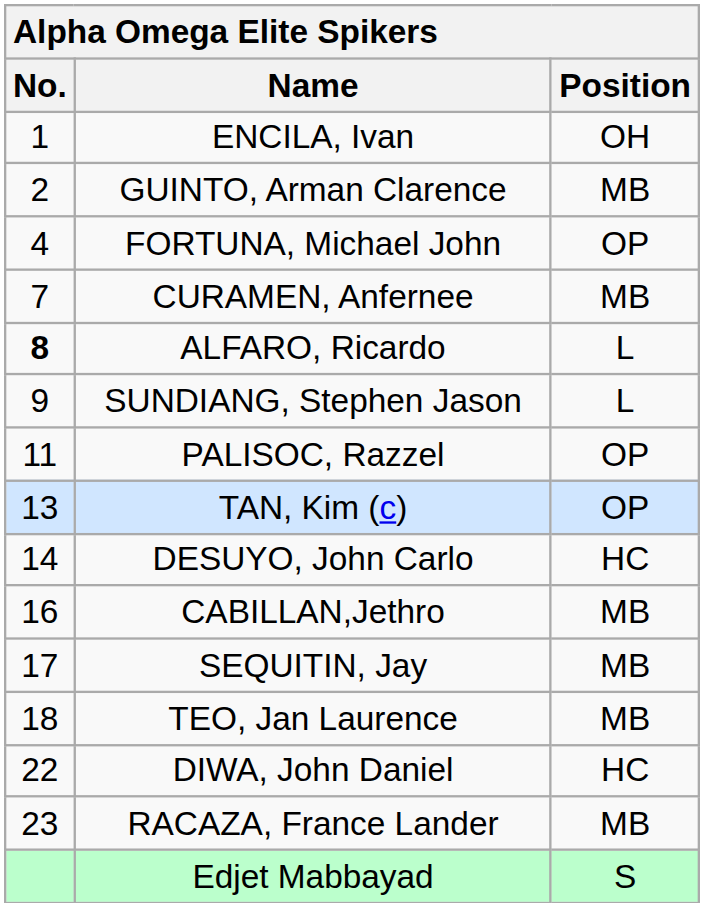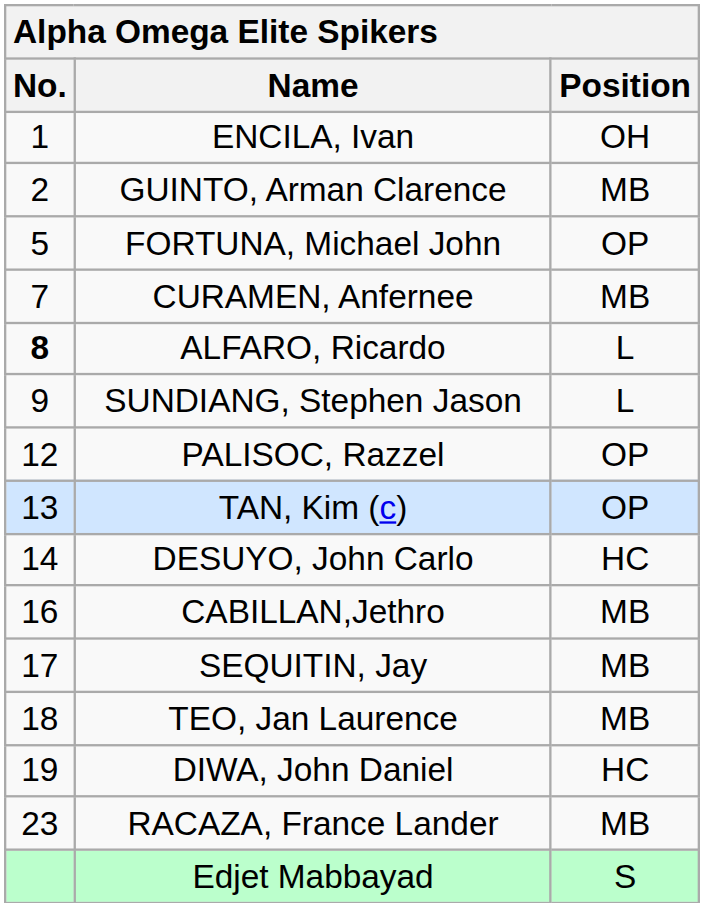(40, 243) 4 -> (40, 243) 5
(40, 454) 11 -> (40, 454) 12
(40, 771) 22 -> (40, 771) 19
